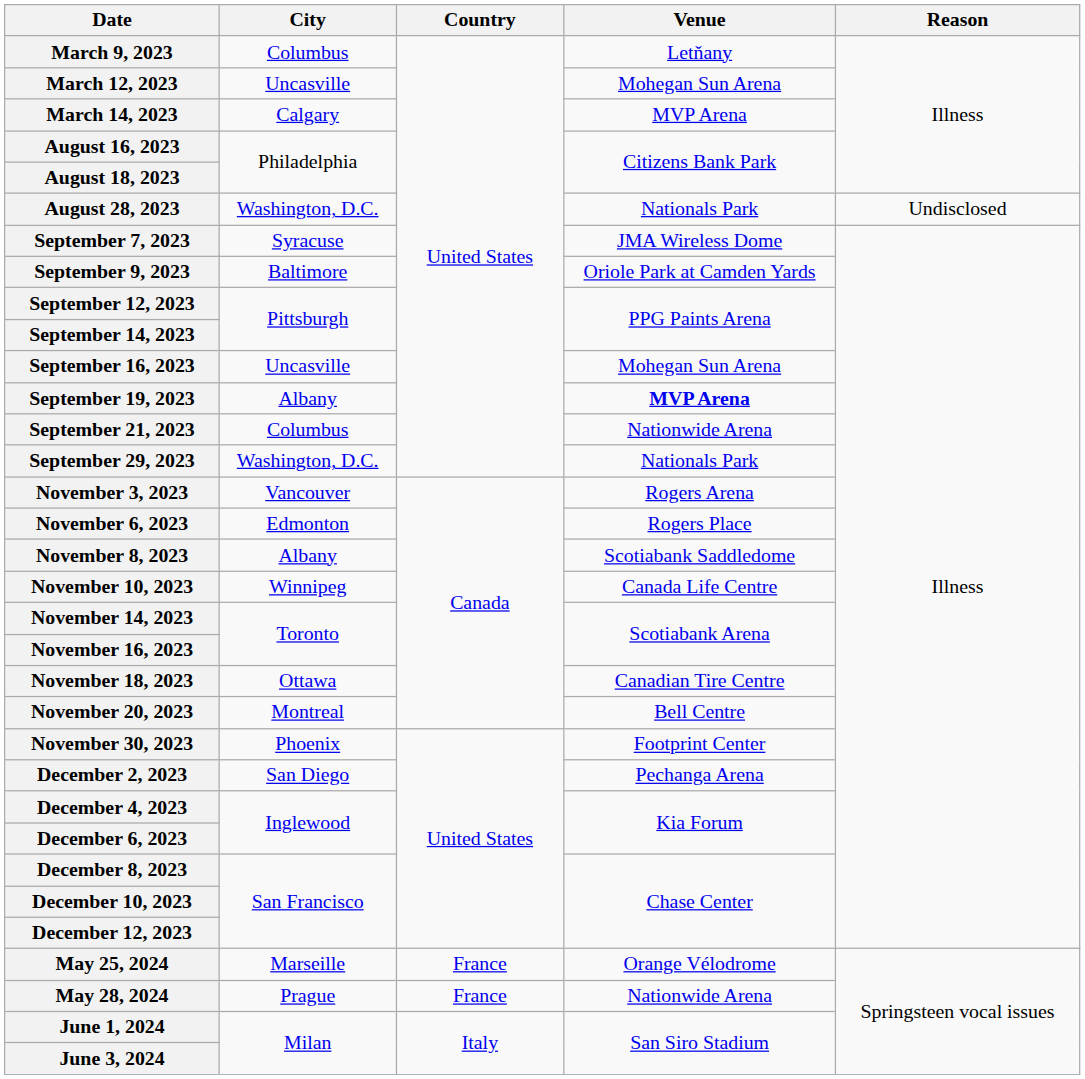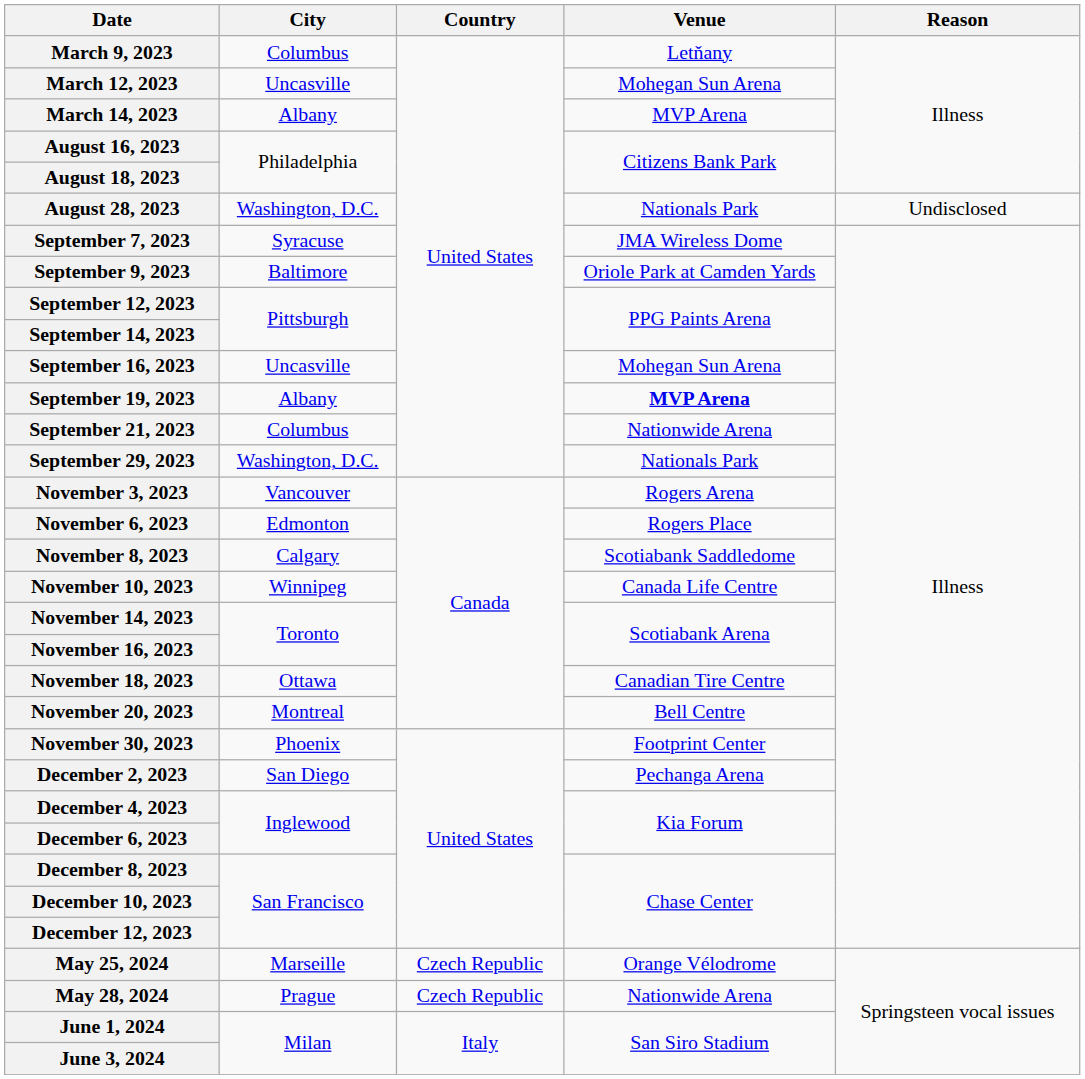(308, 114) Calgary -> (308, 114) Albany
(308, 555) Albany -> (308, 555) Calgary
(480, 964) France -> (480, 964) Czech Republic
(480, 995) France -> (480, 995) Czech Republic
